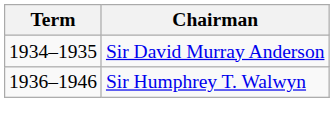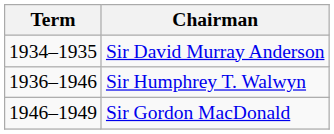+ row: (198, 112)
